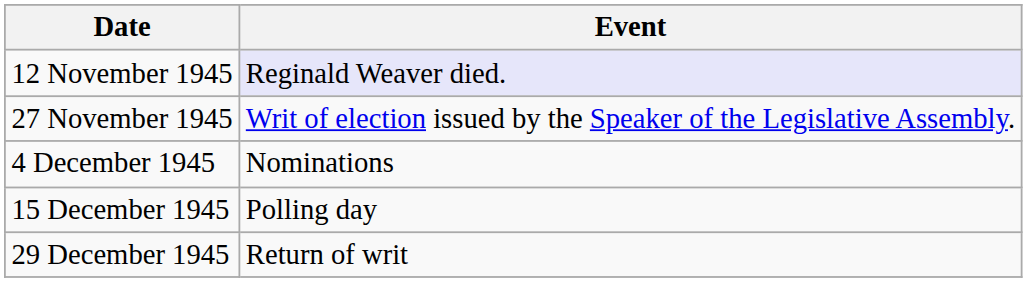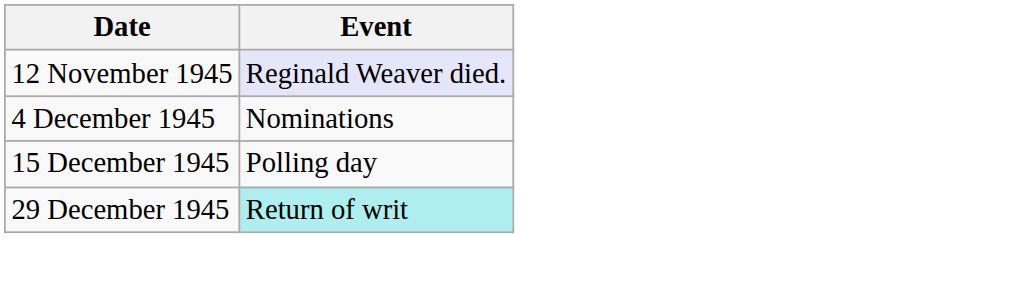- row: (122, 118)
(327, 254) no background -> (327, 208) paleturquoise background
